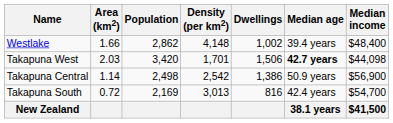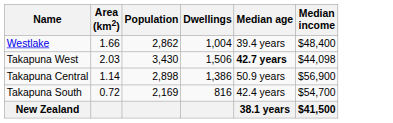- column: (206, 20)
(269, 43) 1,002 -> (219, 43) 1,004
(165, 60) 3,420 -> (165, 60) 3,430
(165, 76) 2,498 -> (165, 76) 2,898
